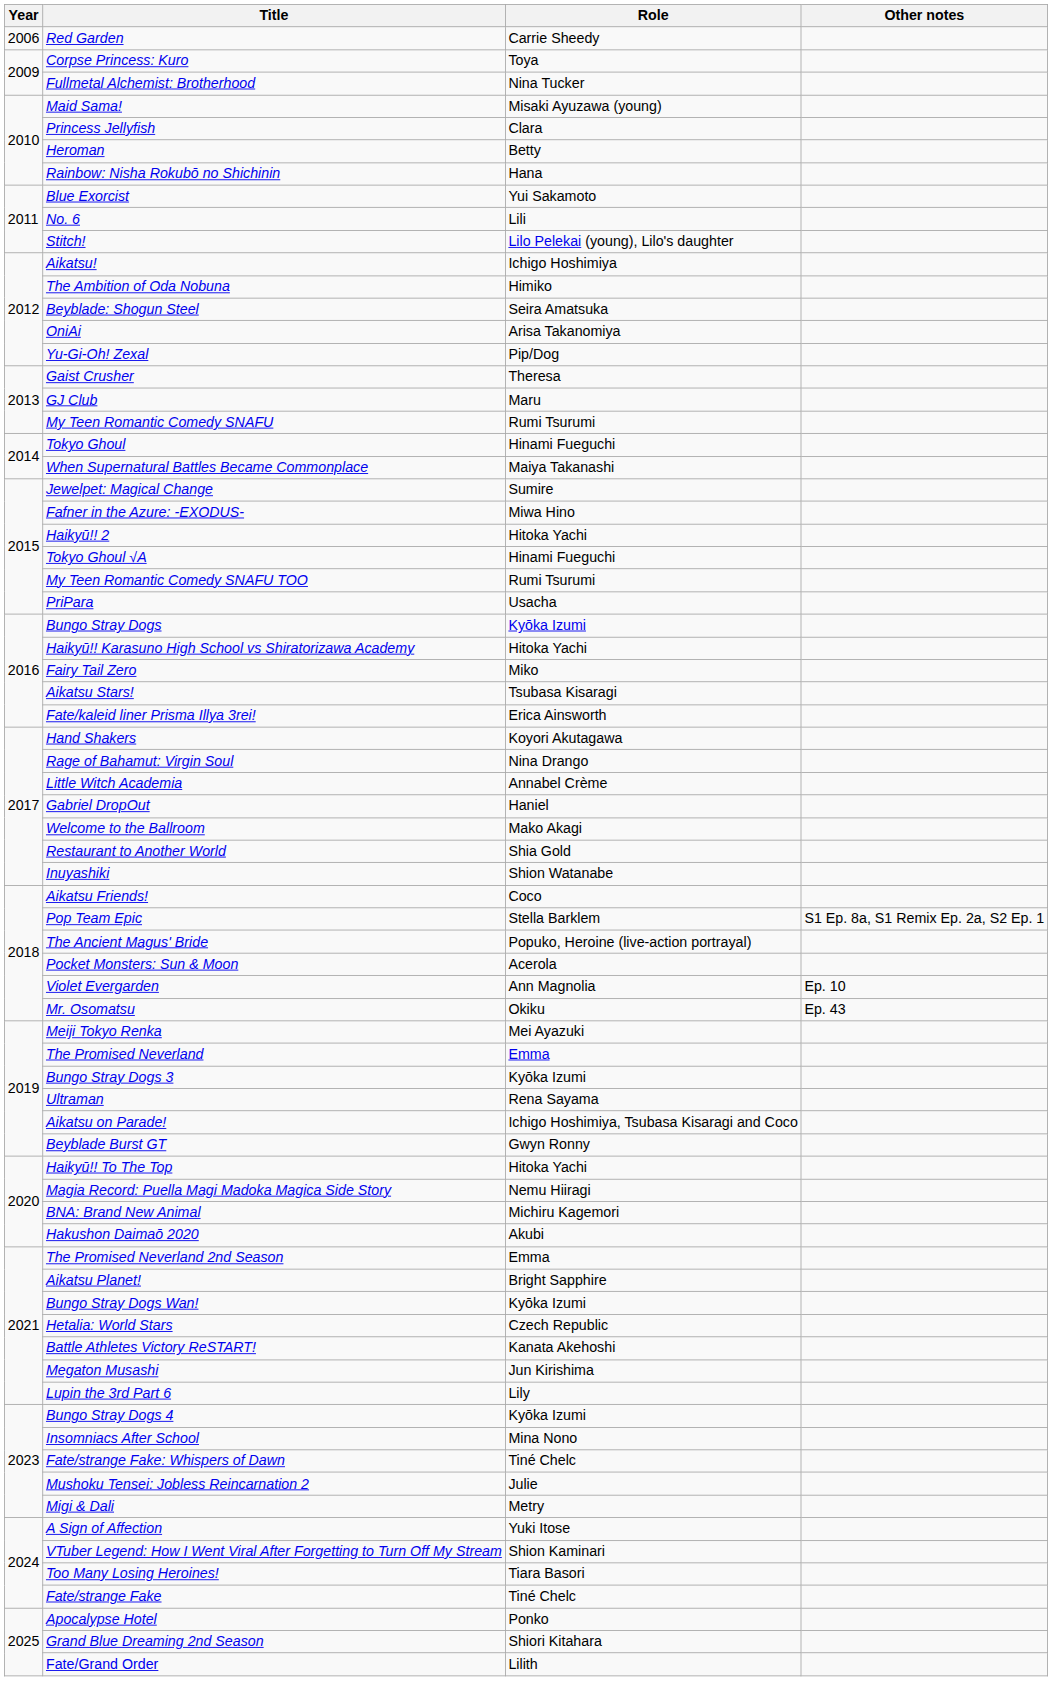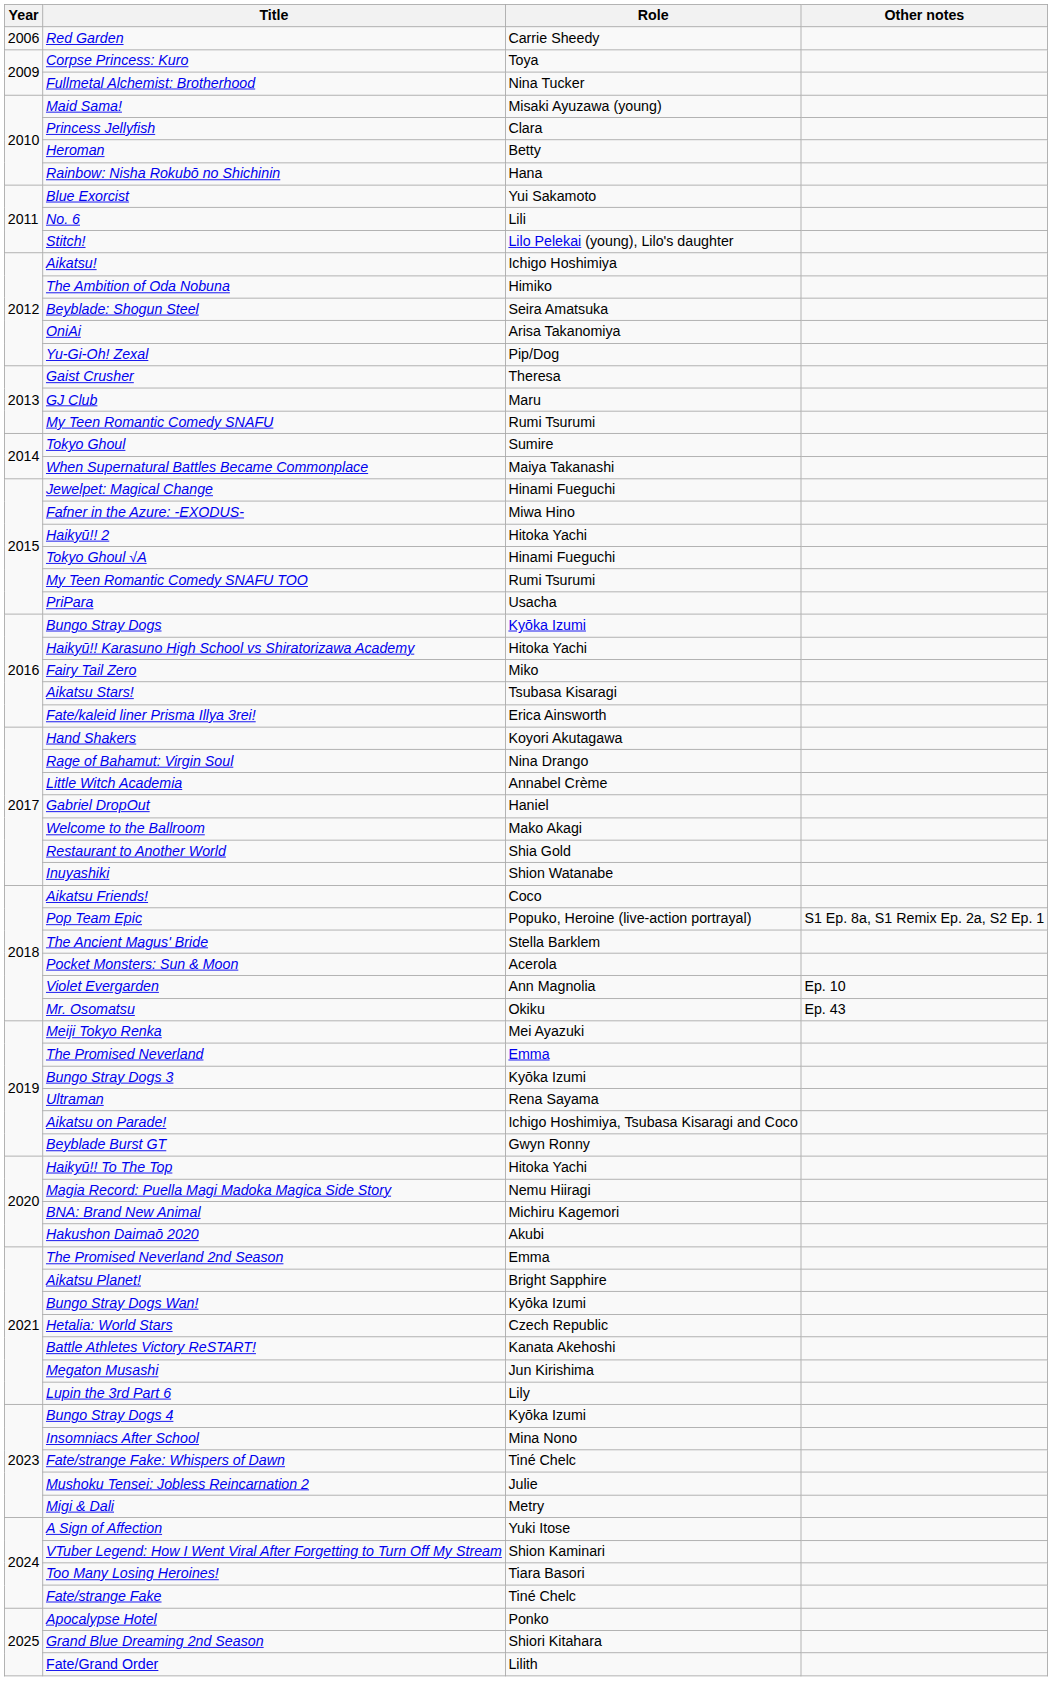(562, 444) Hinami Fueguchi -> (531, 444) Sumire
(531, 490) Sumire -> (562, 490) Hinami Fueguchi
(554, 919) Stella Barklem -> (630, 919) Popuko, Heroine (live-action portrayal)
(630, 941) Popuko, Heroine (live-action portrayal) -> (554, 941) Stella Barklem
